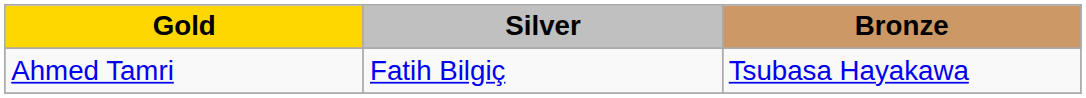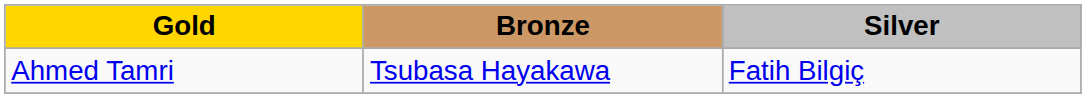columns swapped: (543, 26) <-> (902, 26)
